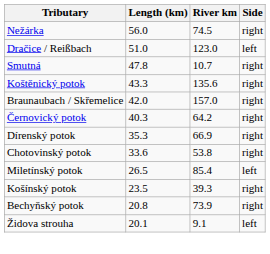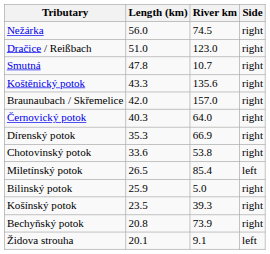(249, 48) left -> (253, 48) right
(202, 118) 64.2 -> (202, 118) 64.0
+ row: (40, 188)
